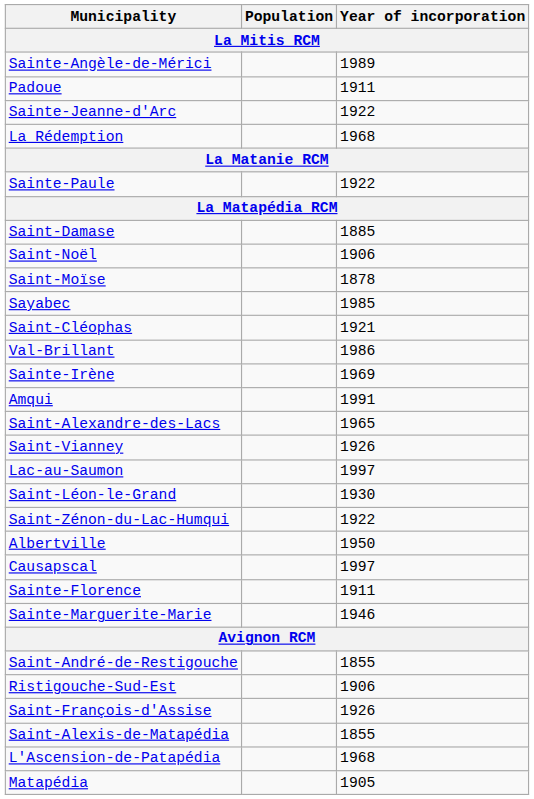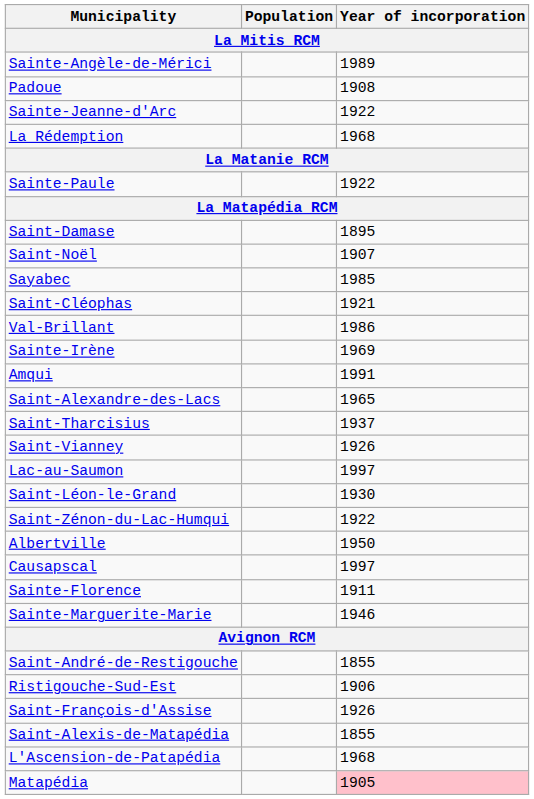(358, 88) 1911 -> (358, 88) 1908
(358, 232) 1885 -> (358, 232) 1895
(358, 256) 1906 -> (358, 256) 1907
- row: (57, 280)
+ row: (79, 424)
(358, 783) no background -> (358, 783) pink background
